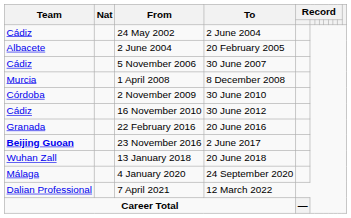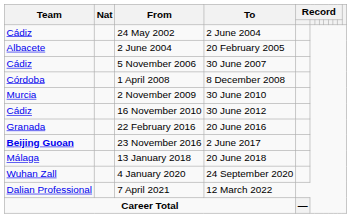(21, 79) Murcia -> (26, 79) Córdoba
(26, 95) Córdoba -> (21, 95) Murcia
(32, 158) Wuhan Zall -> (23, 158) Málaga
(23, 174) Málaga -> (32, 174) Wuhan Zall
